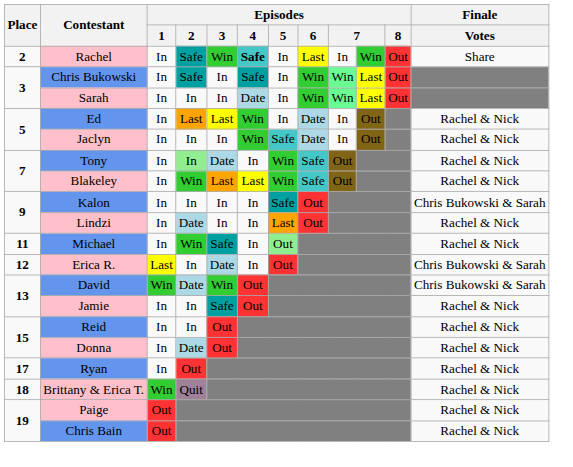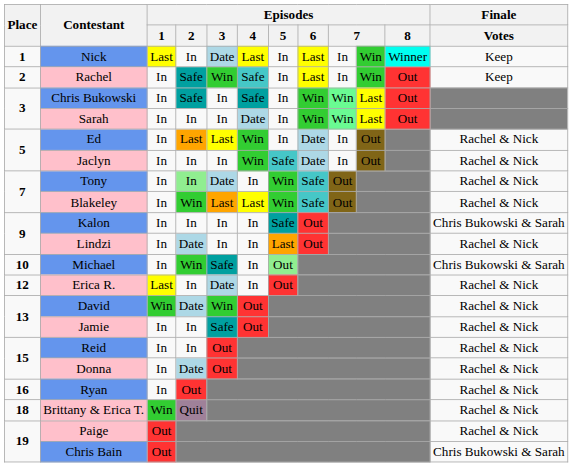+ row: (94, 56)
(253, 56) bold -> (253, 77) normal
(480, 56) Share -> (499, 77) Keep
(22, 243) 11 -> (22, 264) 10
(480, 243) Rachel & Nick -> (499, 264) Chris Bukowski & Sarah
(480, 264) Chris Bukowski & Sarah -> (499, 285) Rachel & Nick
(480, 285) Chris Bukowski & Sarah -> (499, 306) Rachel & Nick
(22, 368) 17 -> (22, 389) 16
(480, 431) Rachel & Nick -> (499, 451) Chris Bukowski & Sarah
